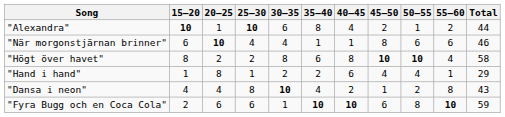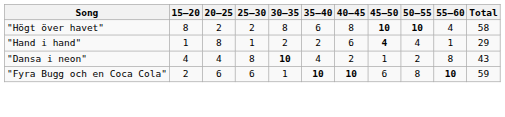- row: (38, 28)
- row: (87, 43)
(384, 74) normal -> (384, 43) bold
